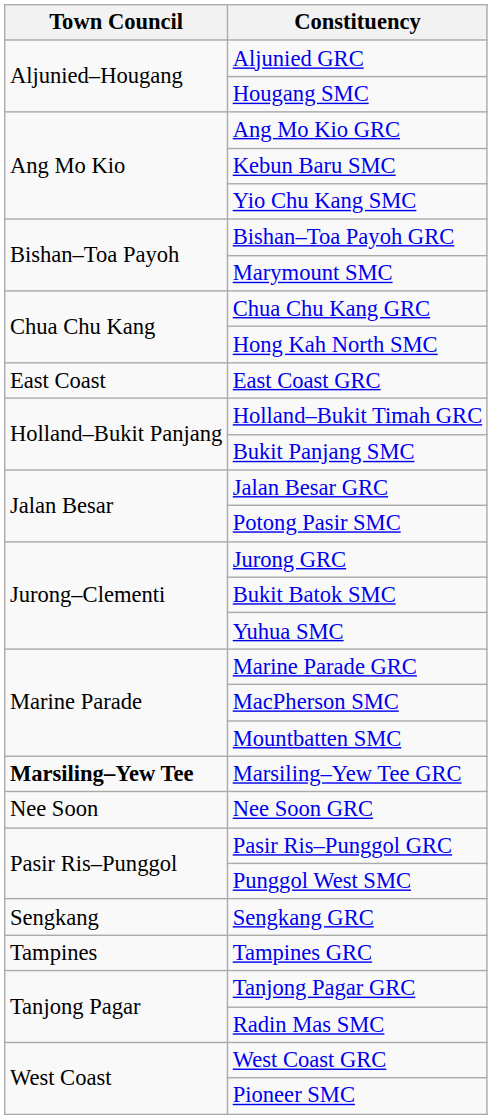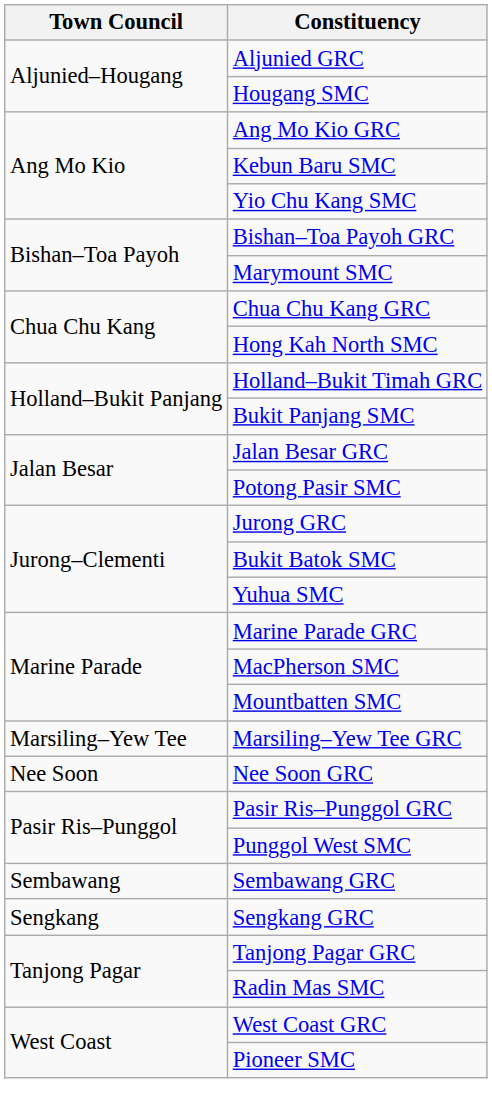- row: (307, 380)
(102, 773) bold -> (98, 737) normal
+ row: (314, 881)
- row: (302, 952)
